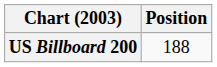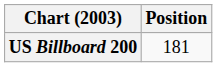(176, 47) 188 -> (176, 47) 181
